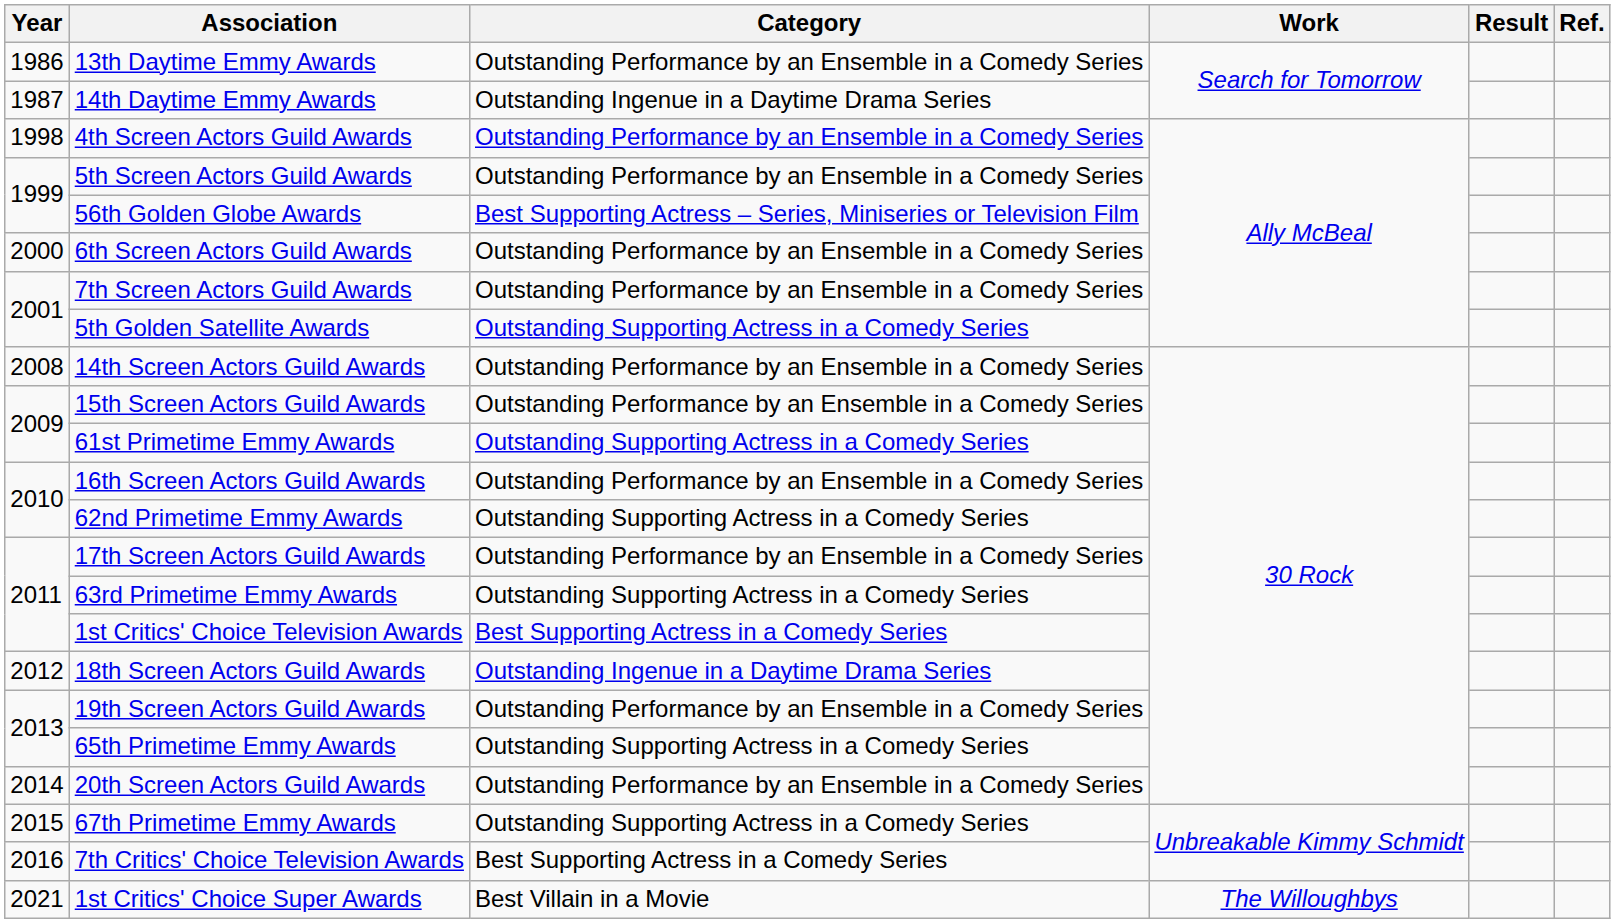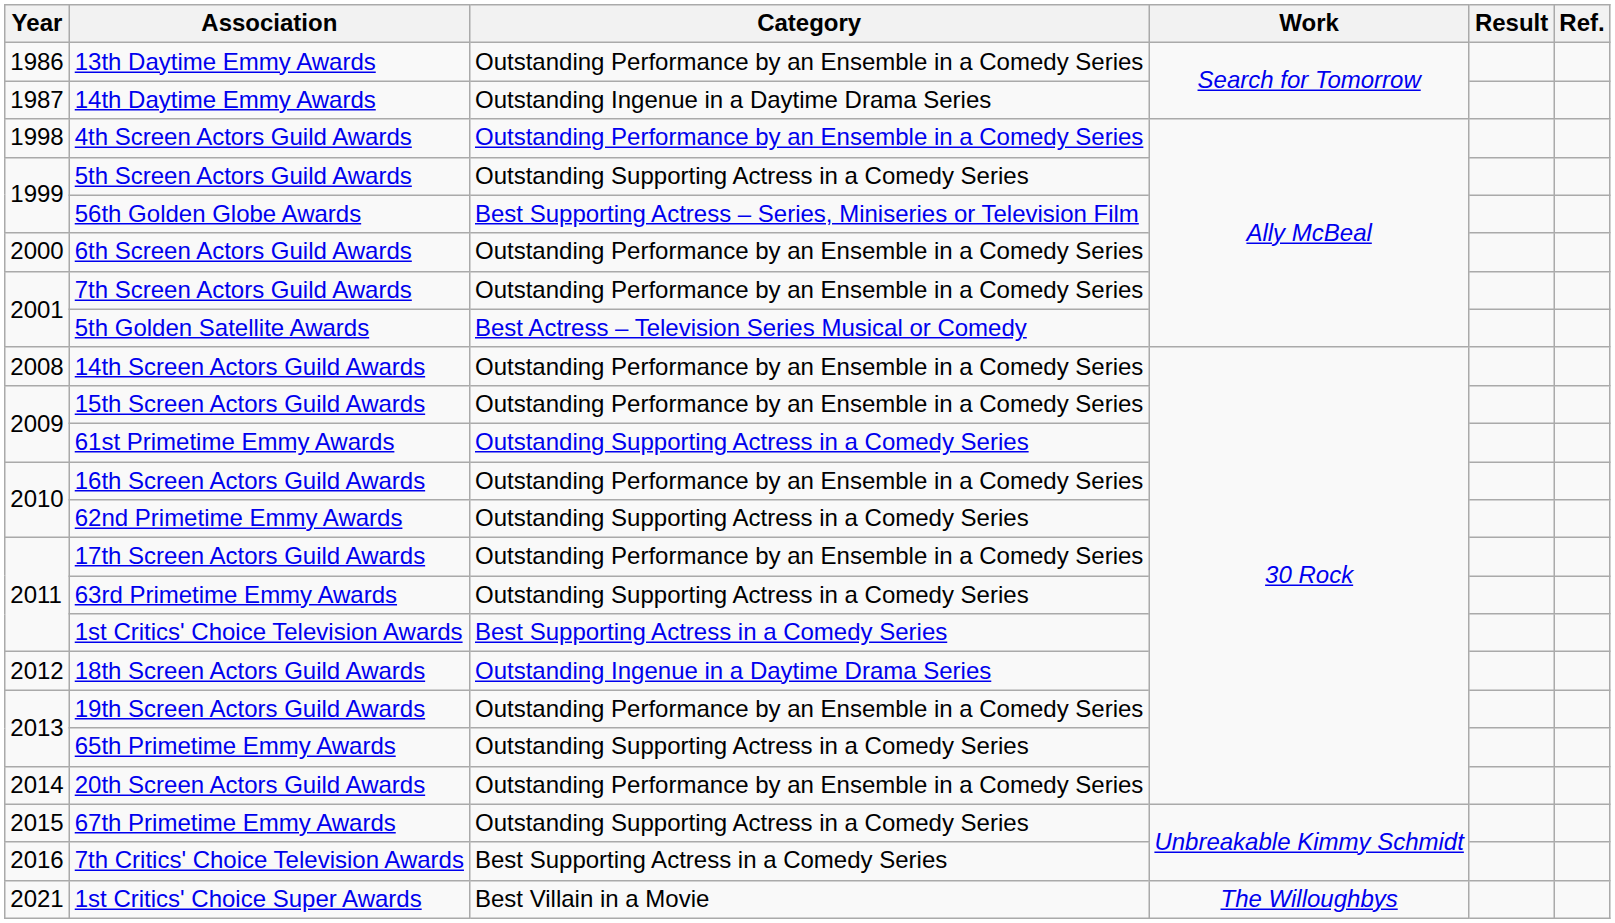(809, 175) Outstanding Performance by an Ensemble in a Comedy Series -> (752, 175) Outstanding Supporting Actress in a Comedy Series
(752, 328) Outstanding Supporting Actress in a Comedy Series -> (751, 328) Best Actress – Television Series Musical or Comedy
